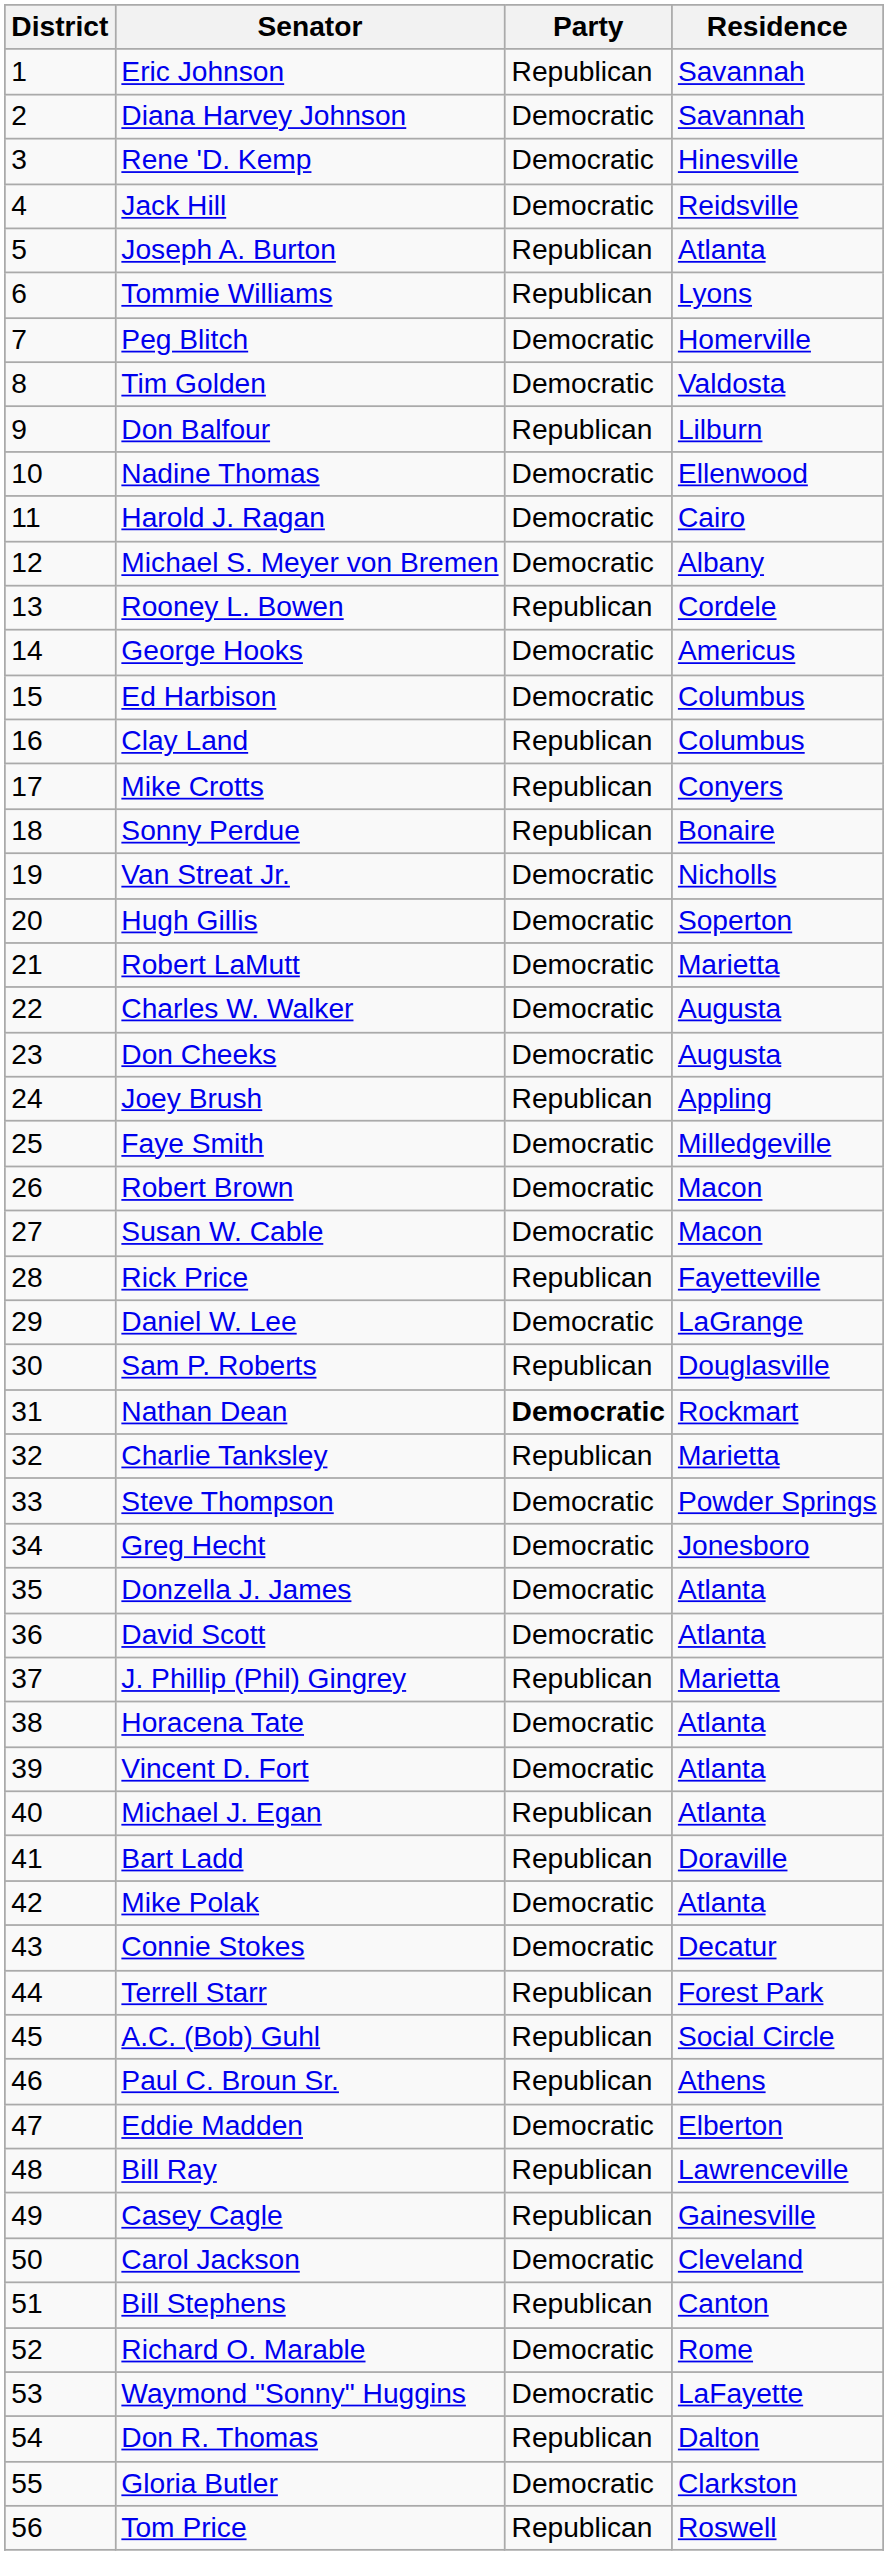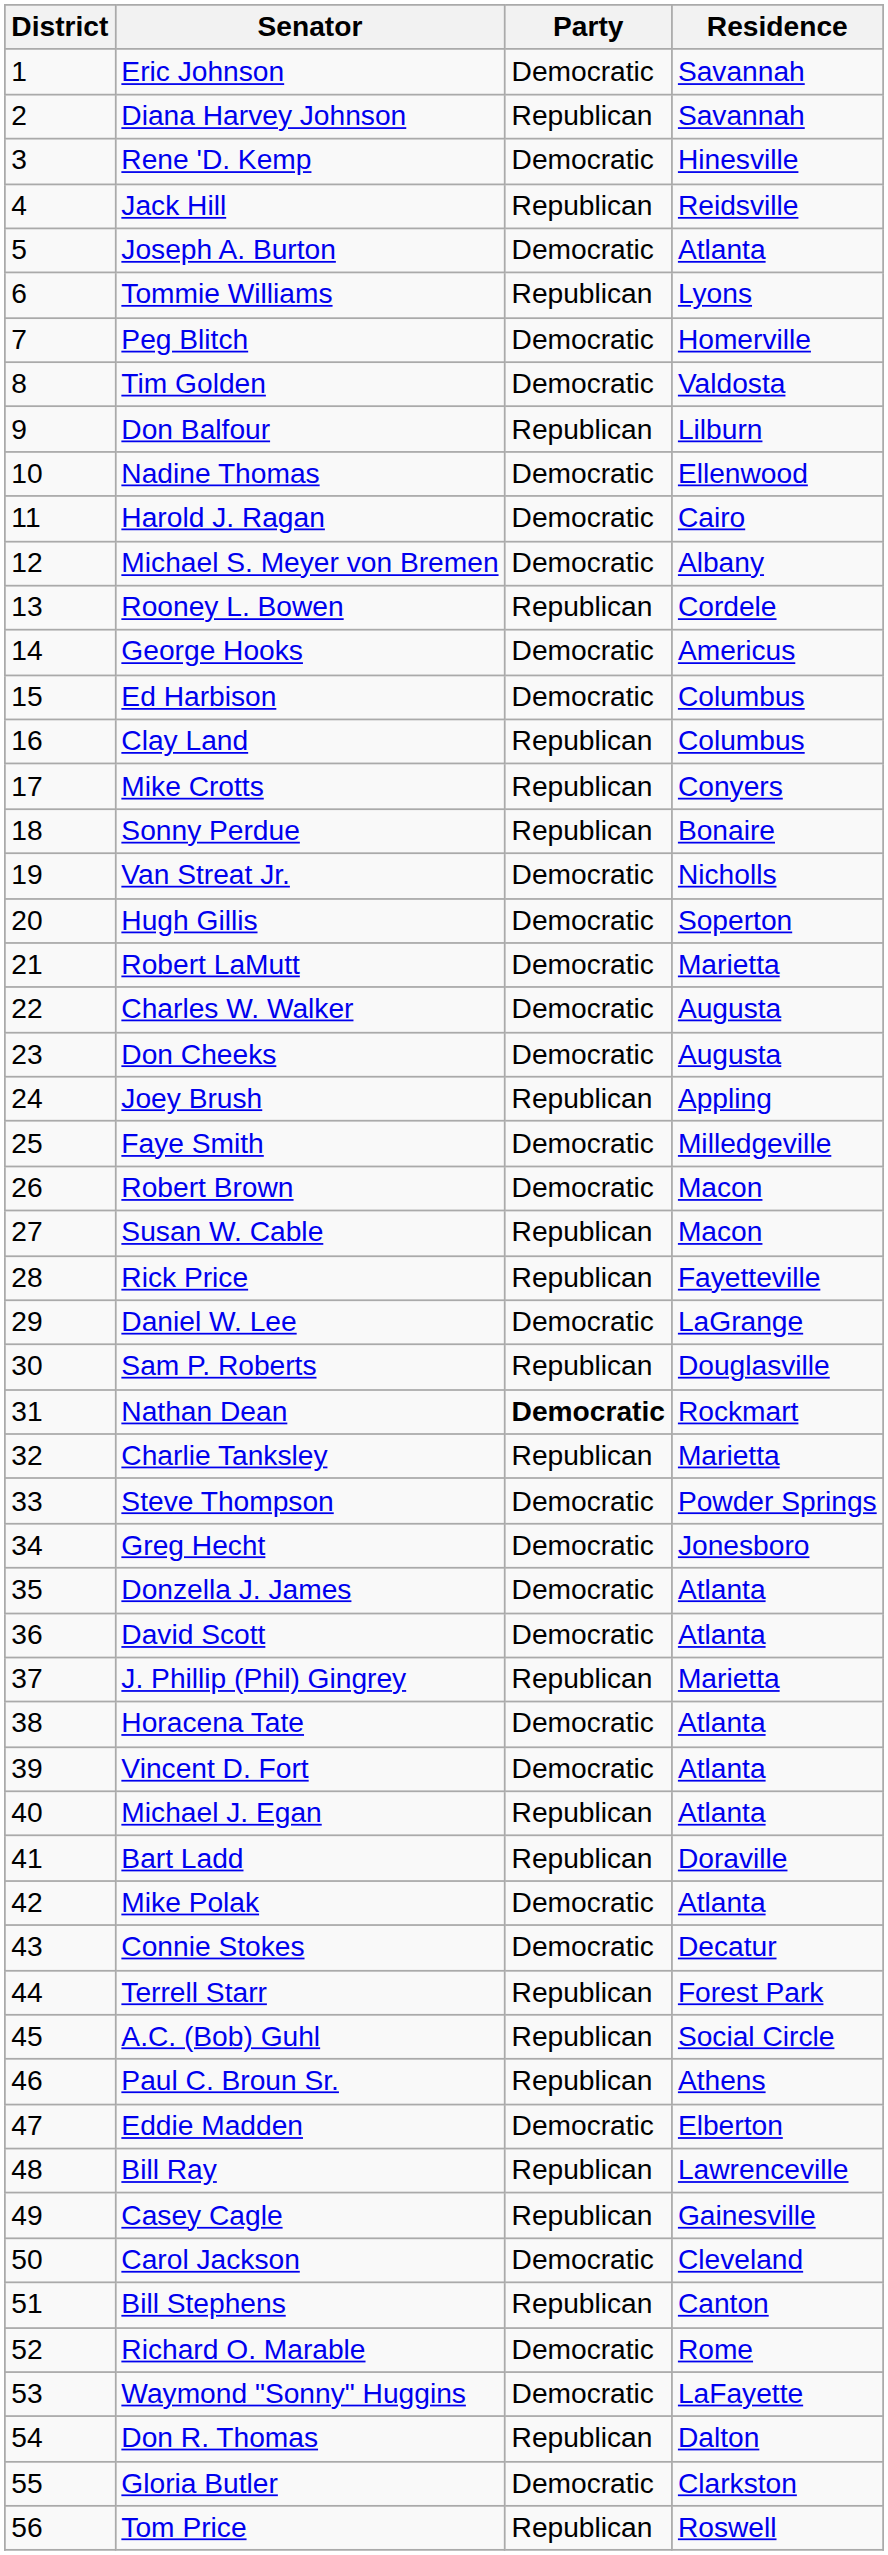(582, 71) Republican -> (583, 71) Democratic
(583, 116) Democratic -> (582, 116) Republican
(583, 205) Democratic -> (582, 205) Republican
(582, 250) Republican -> (583, 250) Democratic
(583, 1232) Democratic -> (582, 1232) Republican
